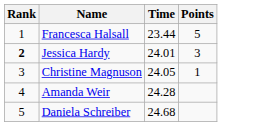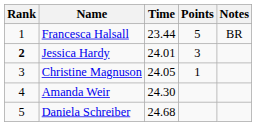+ column: (234, 14)
(161, 92) 24.28 -> (161, 92) 24.30
